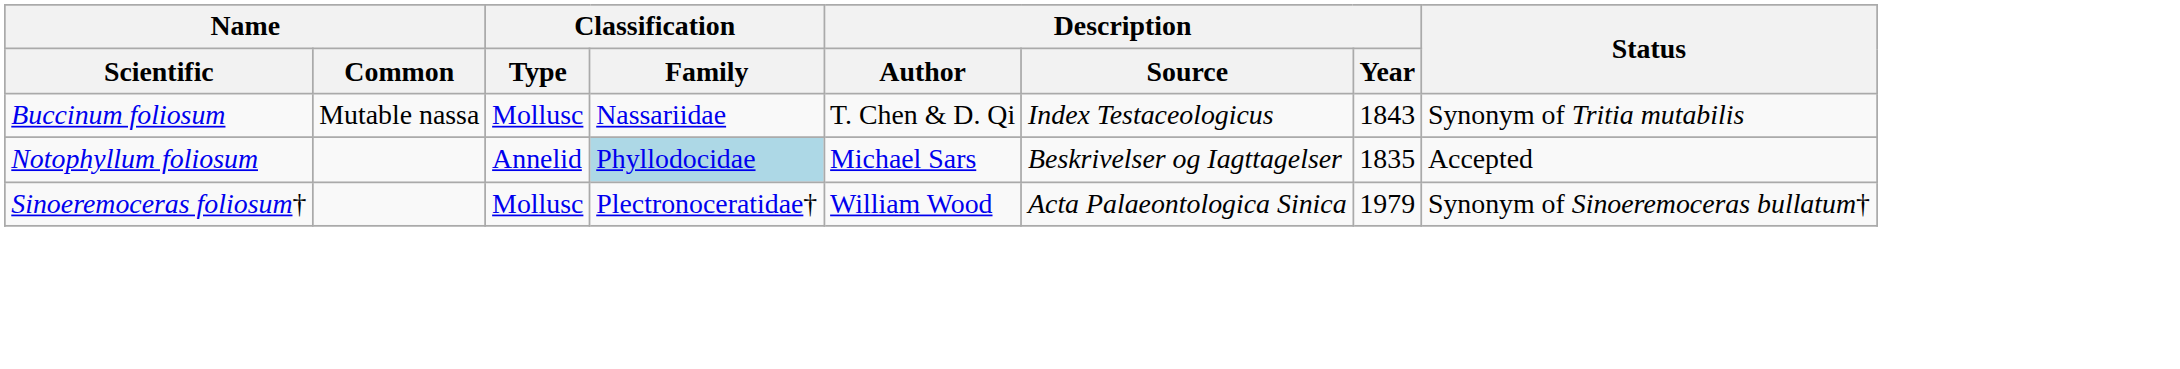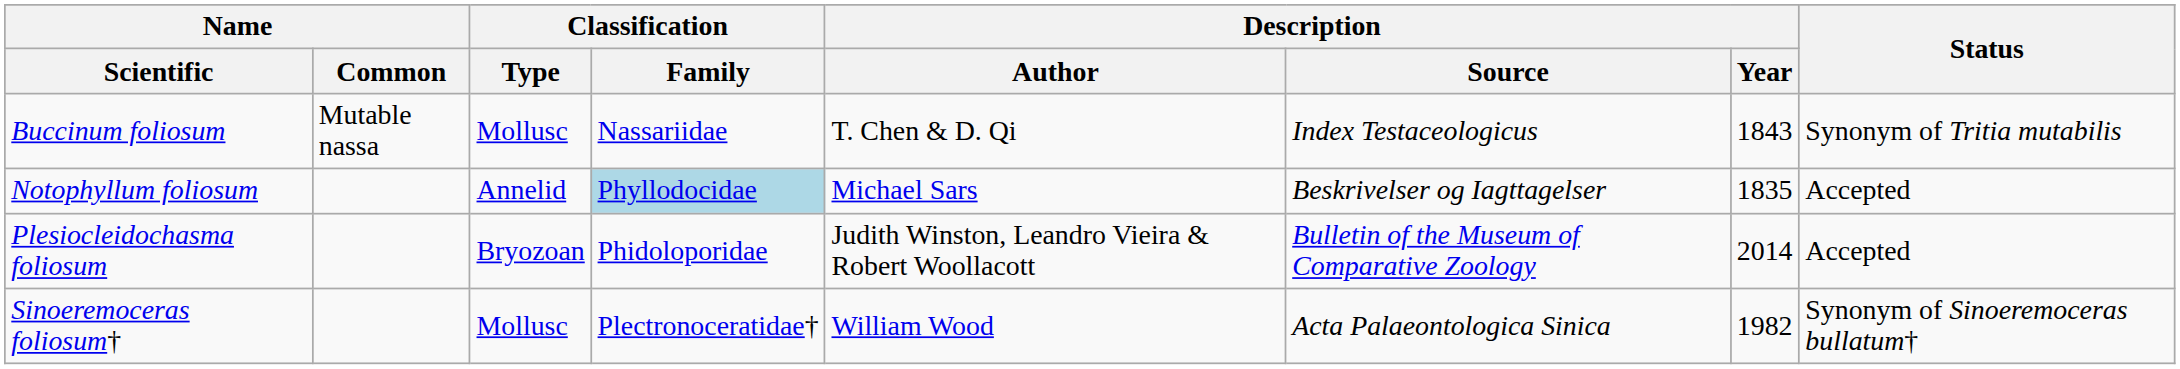+ row: (123, 250)
(1387, 203) 1979 -> (1765, 325) 1982
